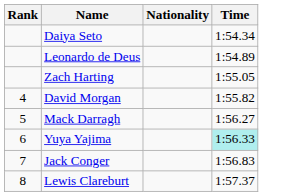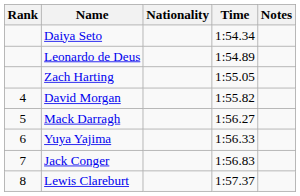+ column: (277, 14)
(235, 139) paleturquoise background -> (235, 139) no background
